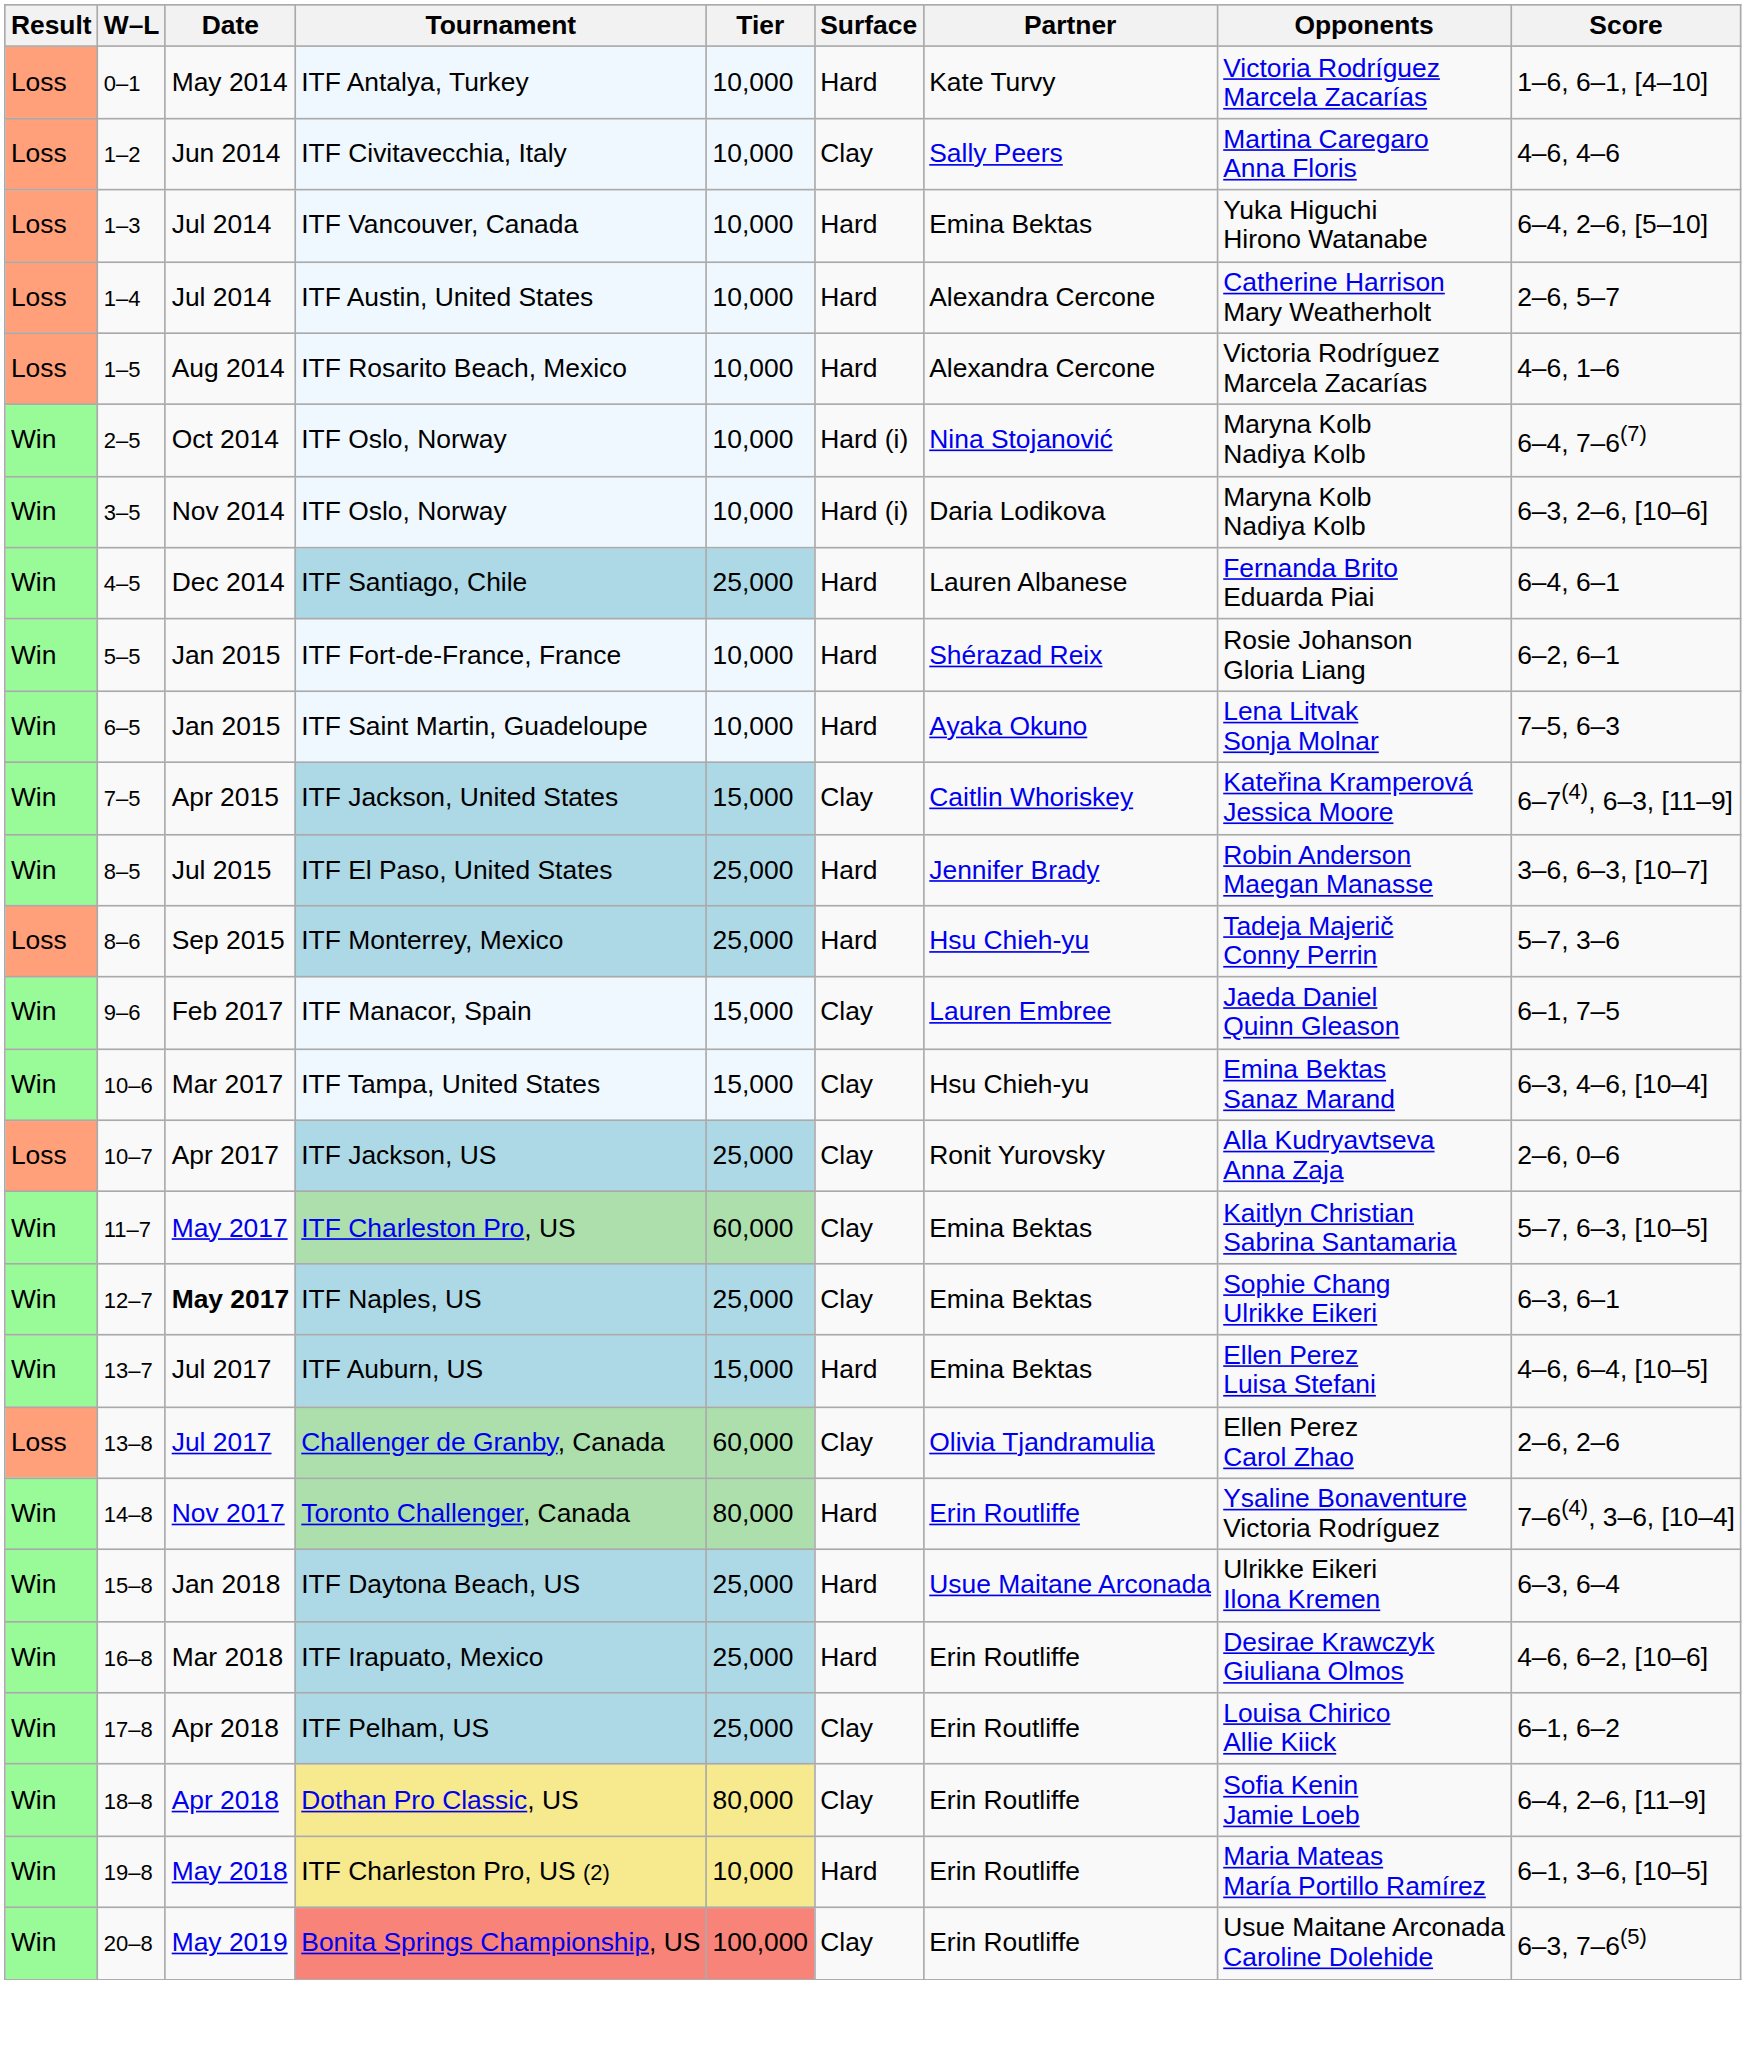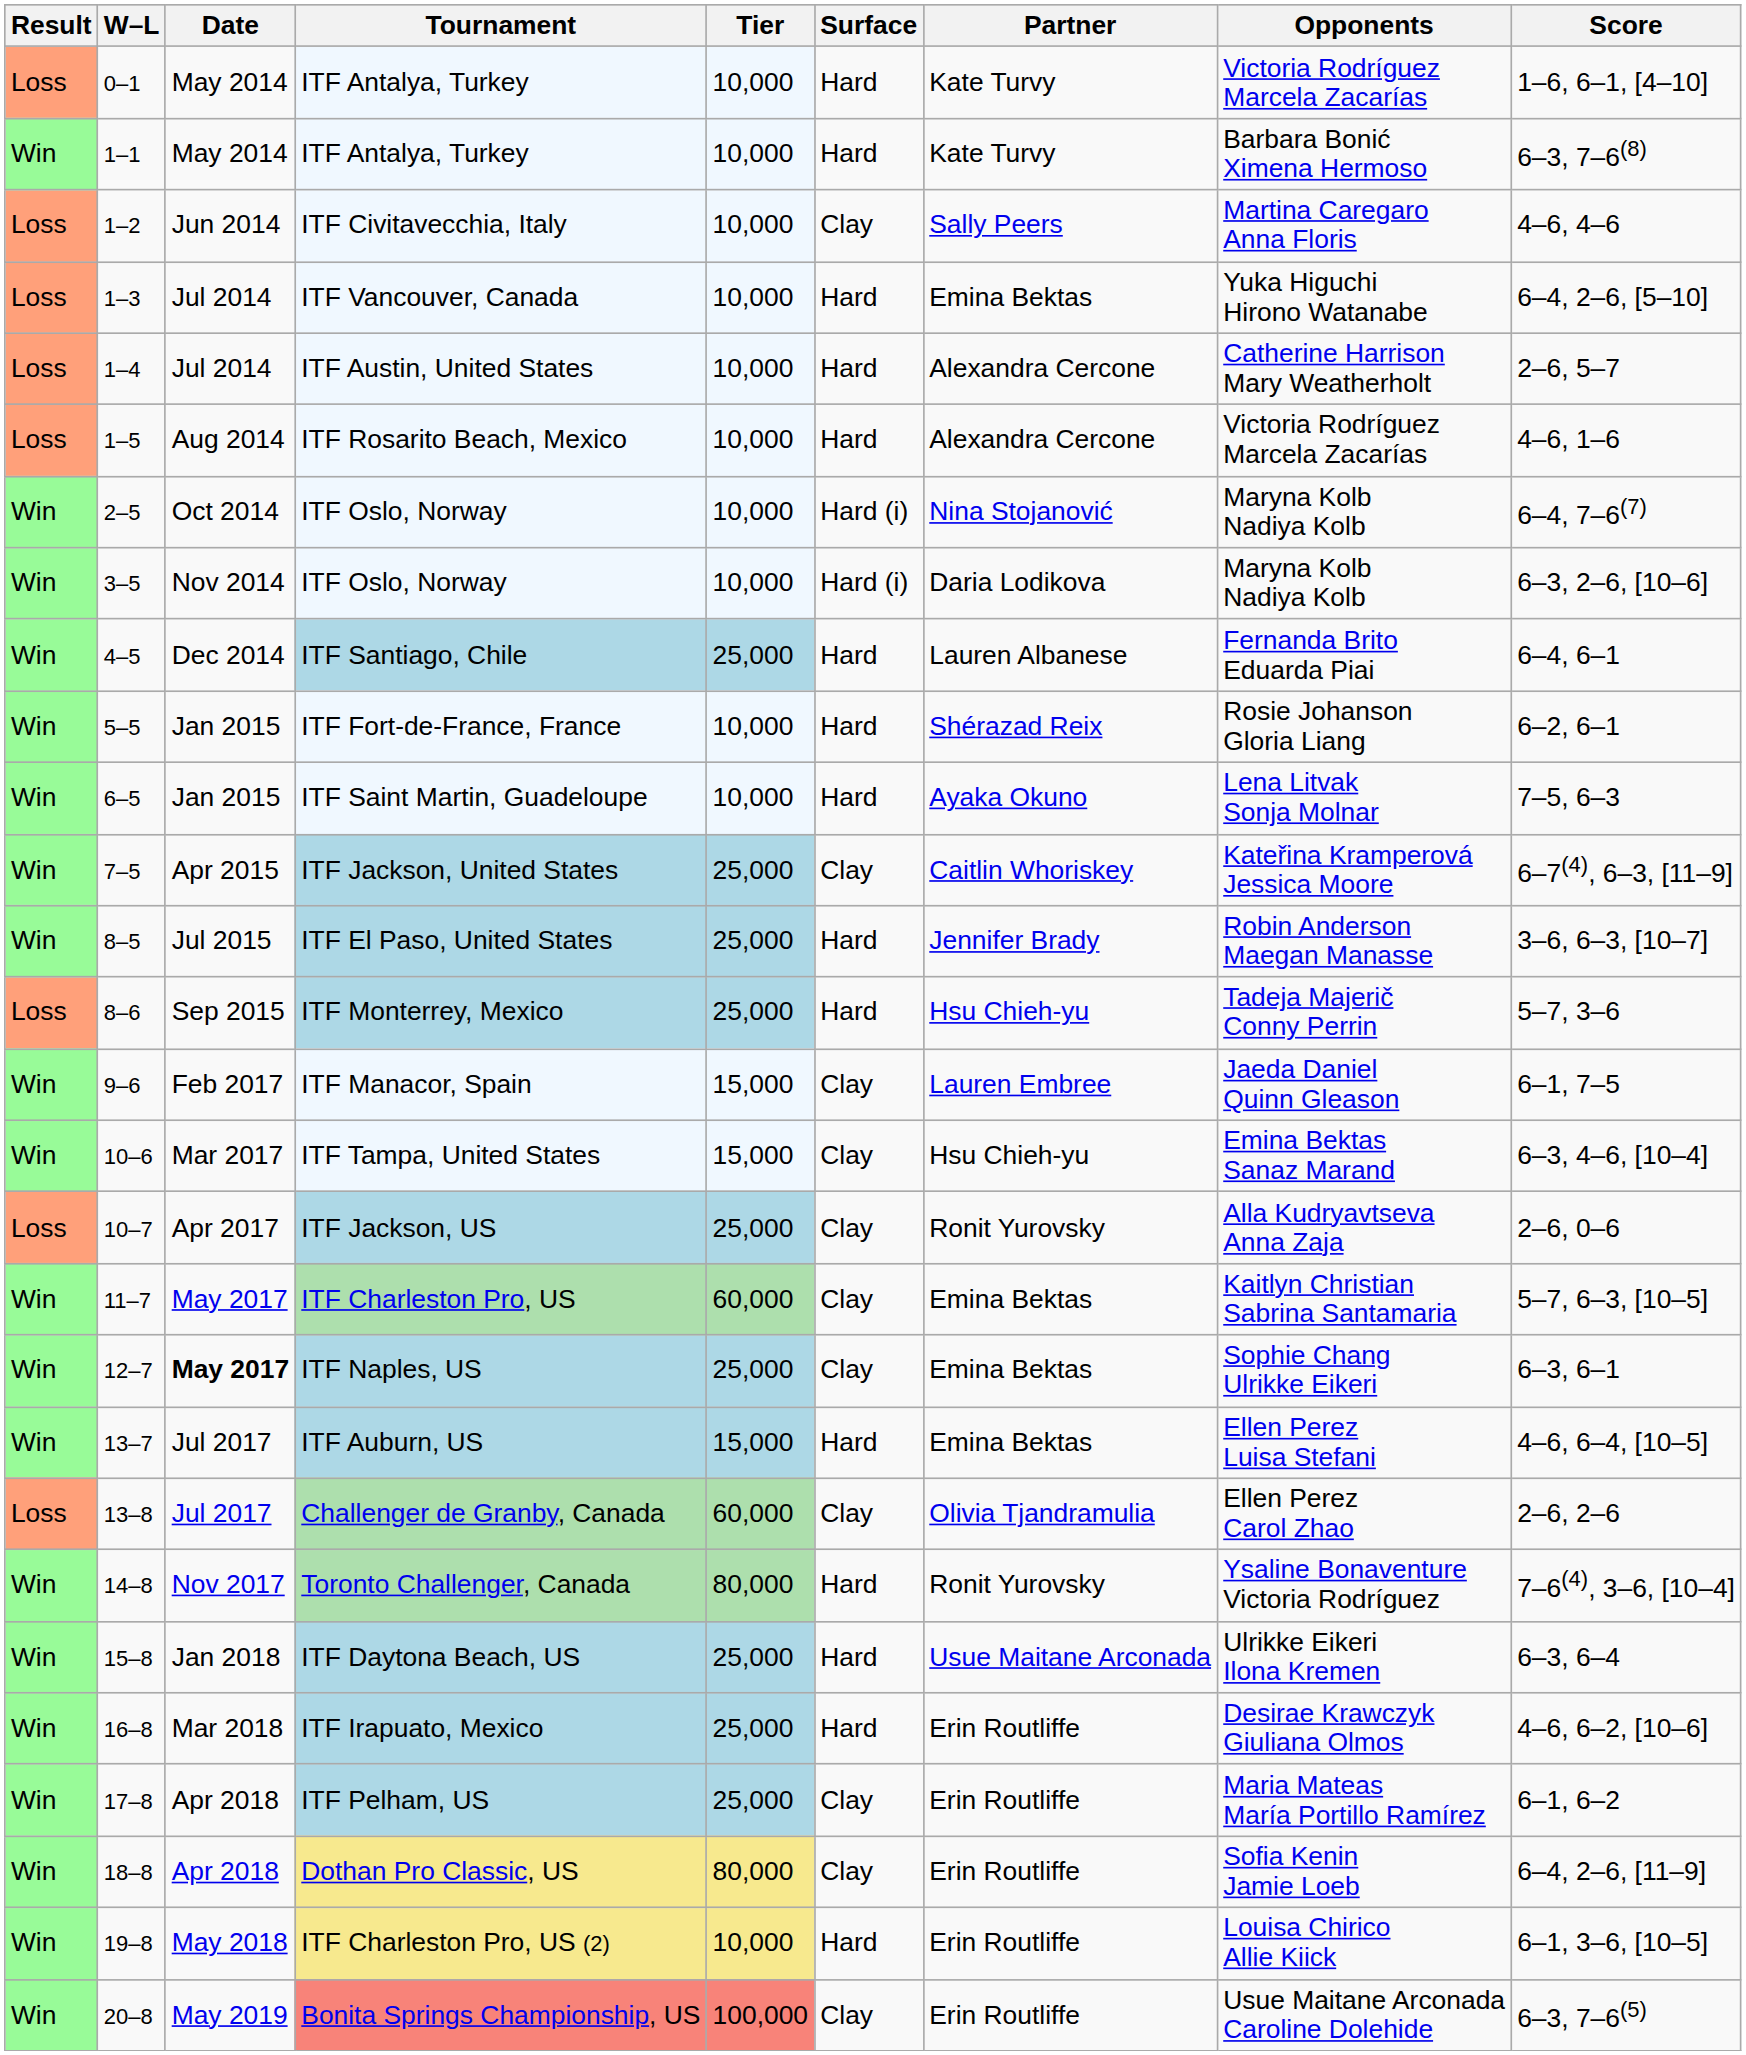+ row: (122, 155)
(753, 797) 15,000 -> (753, 869) 25,000
(1005, 1513) Erin Routliffe -> (1017, 1585) Ronit Yurovsky
(1307, 1728) Louisa Chirico Allie Kiick -> (1355, 1799) Maria Mateas María Portillo Ramírez
(1355, 1871) Maria Mateas María Portillo Ramírez -> (1307, 1942) Louisa Chirico Allie Kiick
